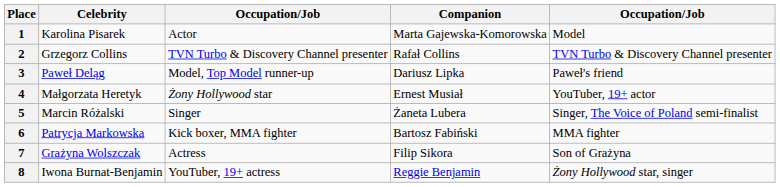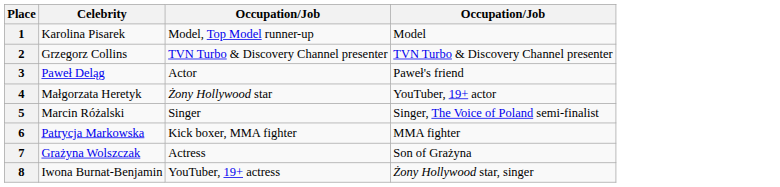- column: (470, 14)
(182, 34) Actor -> (241, 34) Model, Top Model runner-up
(241, 73) Model, Top Model runner-up -> (182, 73) Actor
